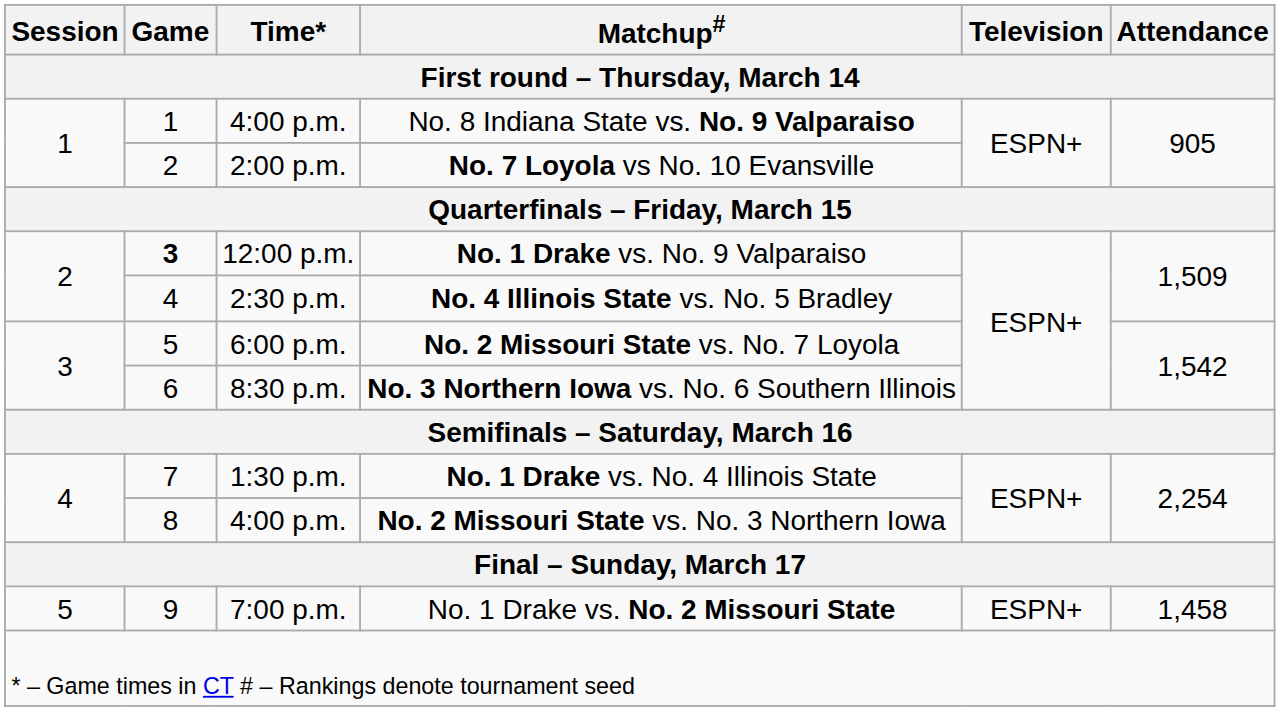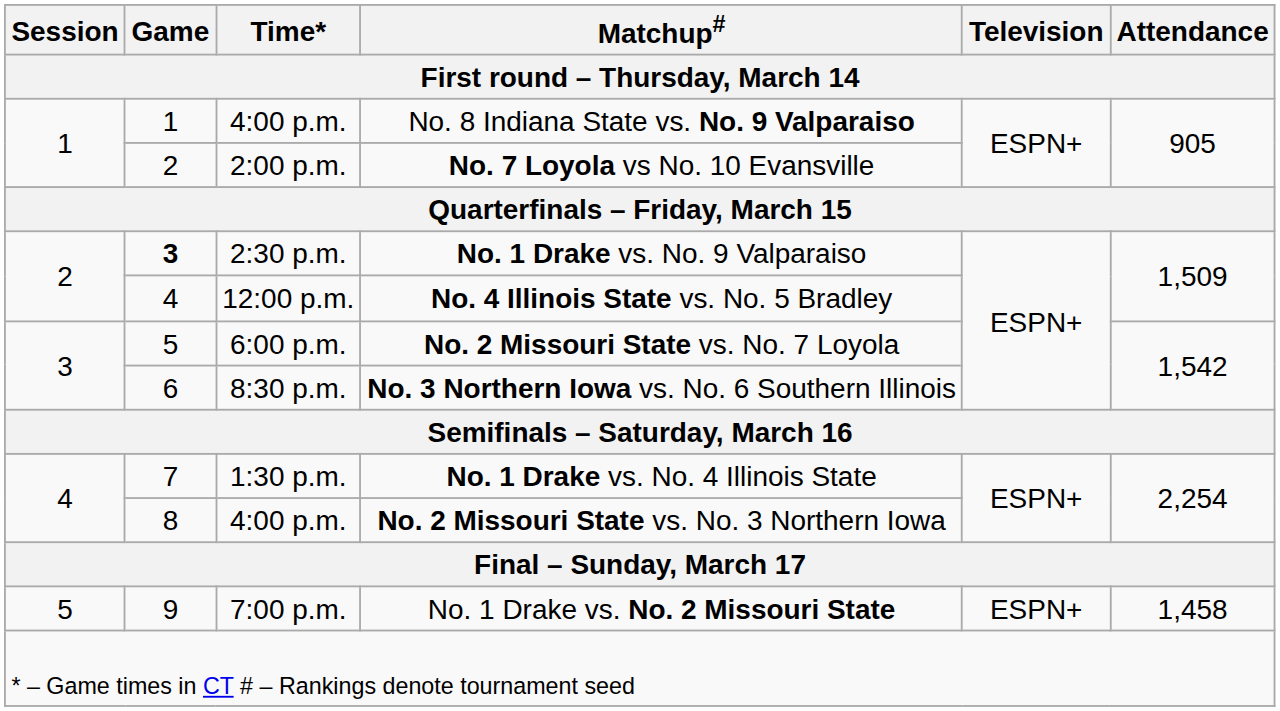(288, 254) 12:00 p.m. -> (288, 254) 2:30 p.m.
(288, 299) 2:30 p.m. -> (288, 299) 12:00 p.m.
